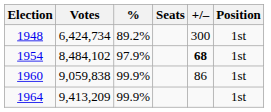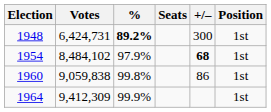(85, 35) 6,424,734 -> (85, 35) 6,424,731
(133, 35) normal -> (134, 35) bold
(133, 76) 99.9% -> (134, 76) 99.8%
(85, 96) 9,413,209 -> (85, 96) 9,412,309
